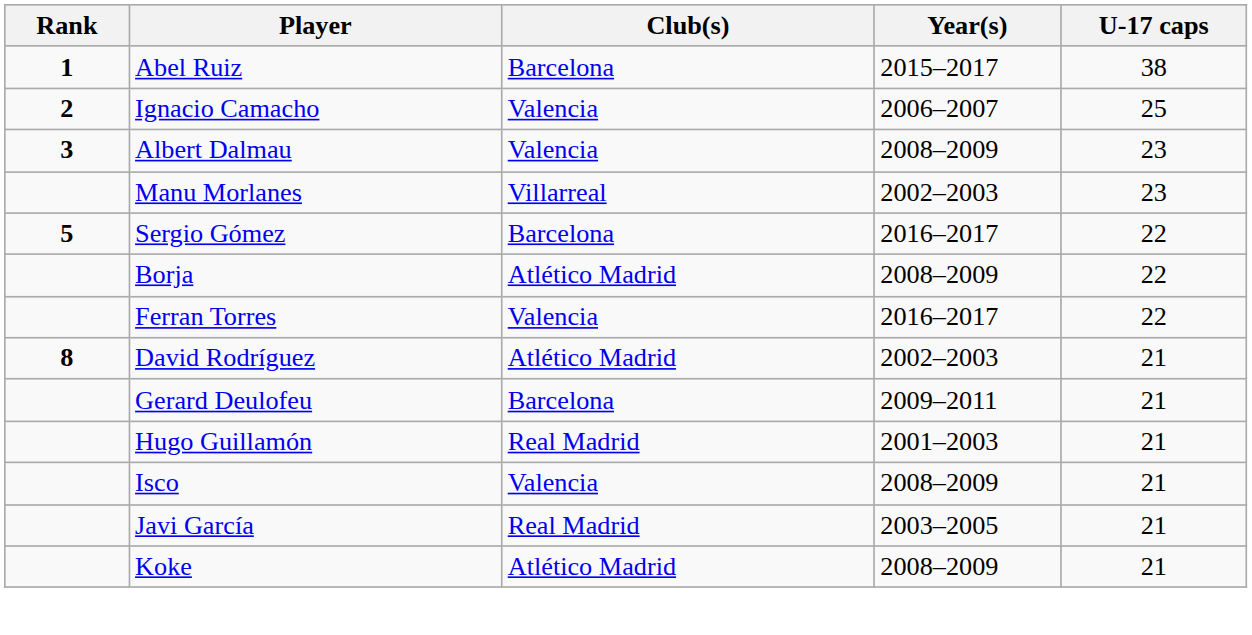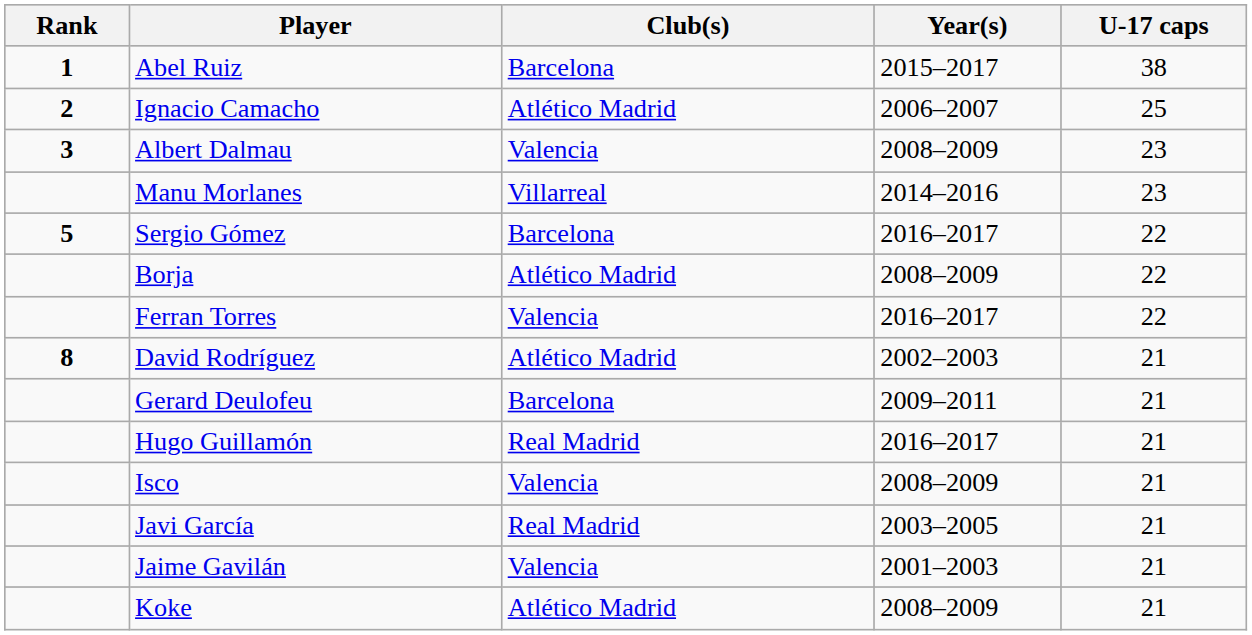(553, 108) Valencia -> (592, 108) Atlético Madrid
(939, 191) 2002–2003 -> (939, 191) 2014–2016
(939, 441) 2001–2003 -> (939, 441) 2016–2017
+ row: (210, 566)
